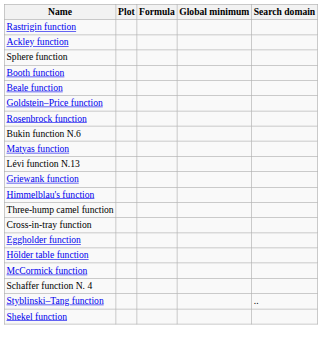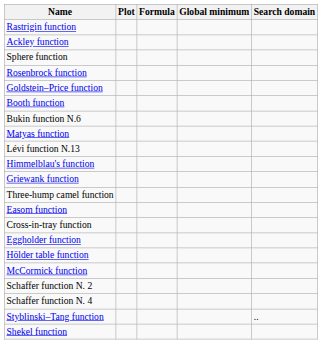rows swapped: (47, 118) <-> (35, 73)
- row: (35, 88)
rows swapped: (43, 179) <-> (50, 194)
+ row: (37, 210)
+ row: (49, 286)
